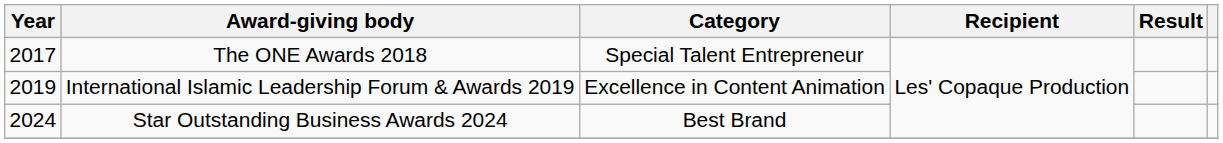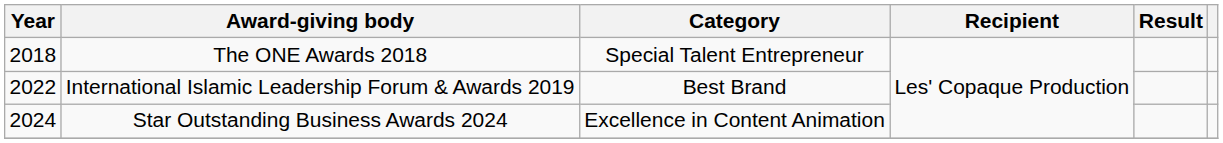(33, 54) 2017 -> (33, 54) 2018
(33, 87) 2019 -> (33, 87) 2022
(734, 87) Excellence in Content Animation -> (734, 87) Best Brand
(734, 120) Best Brand -> (734, 120) Excellence in Content Animation
